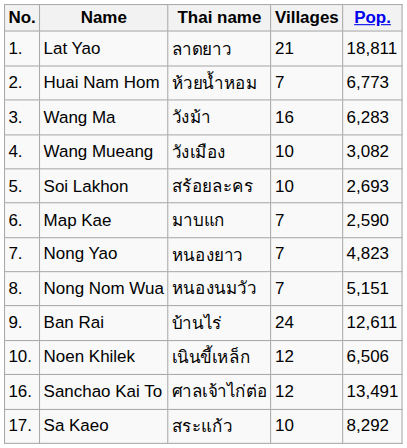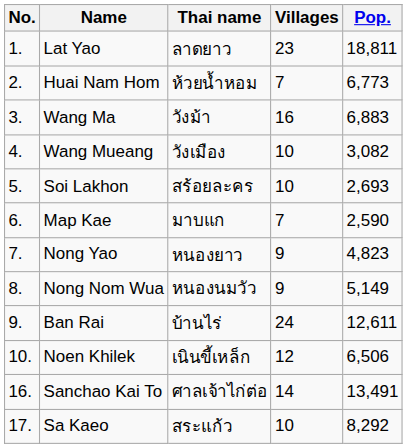(284, 48) 21 -> (284, 48) 23
(368, 117) 6,283 -> (368, 117) 6,883
(280, 254) 7 -> (280, 254) 9
(280, 288) 7 -> (280, 288) 9
(368, 288) 5,151 -> (368, 288) 5,149
(284, 391) 12 -> (284, 391) 14
